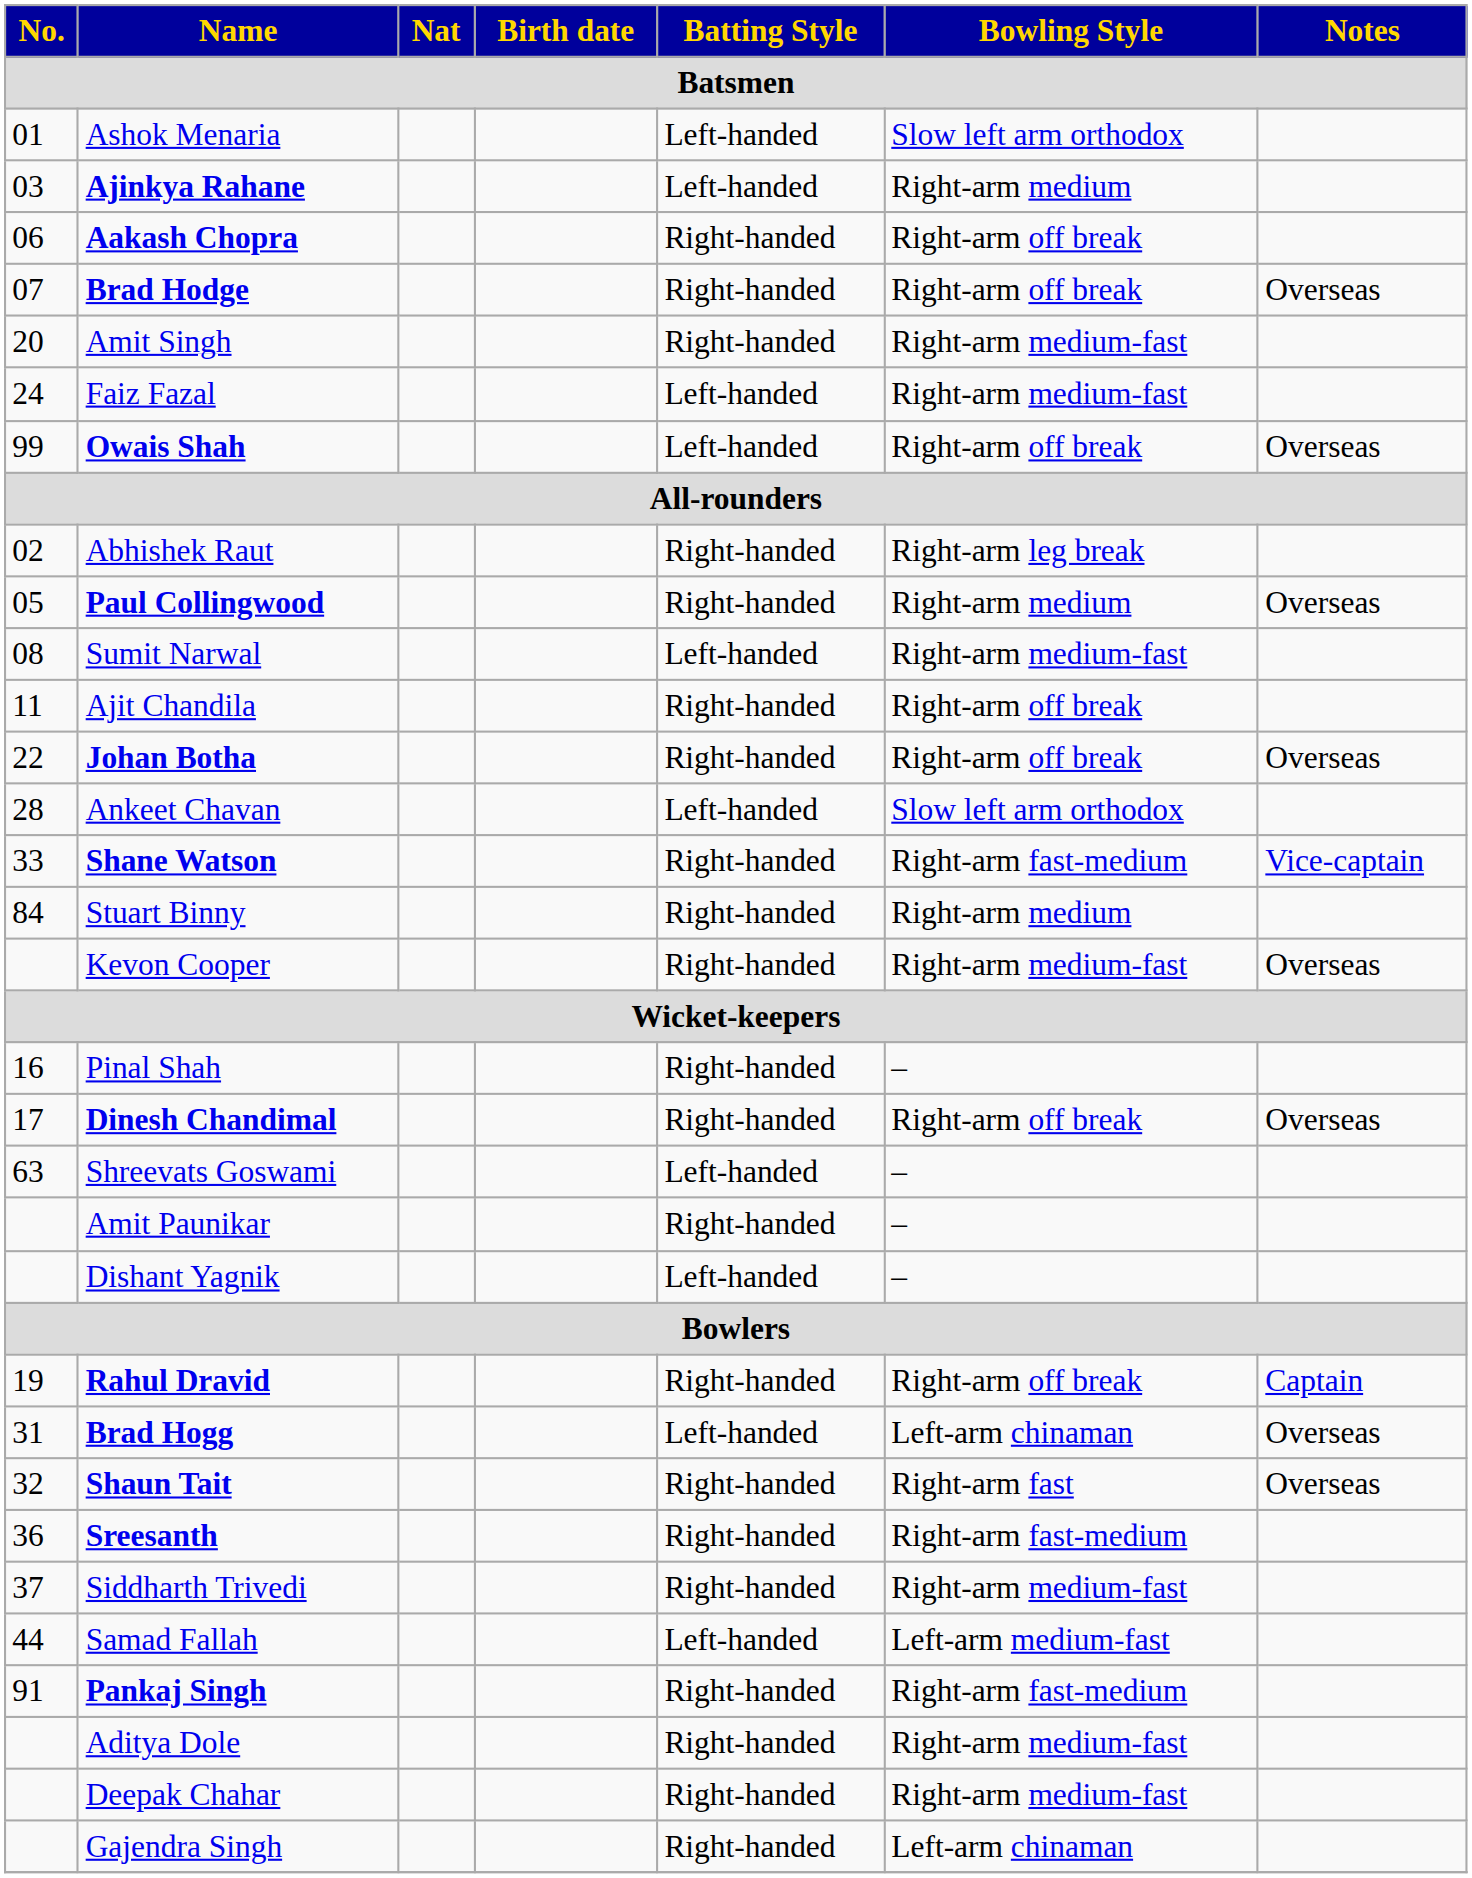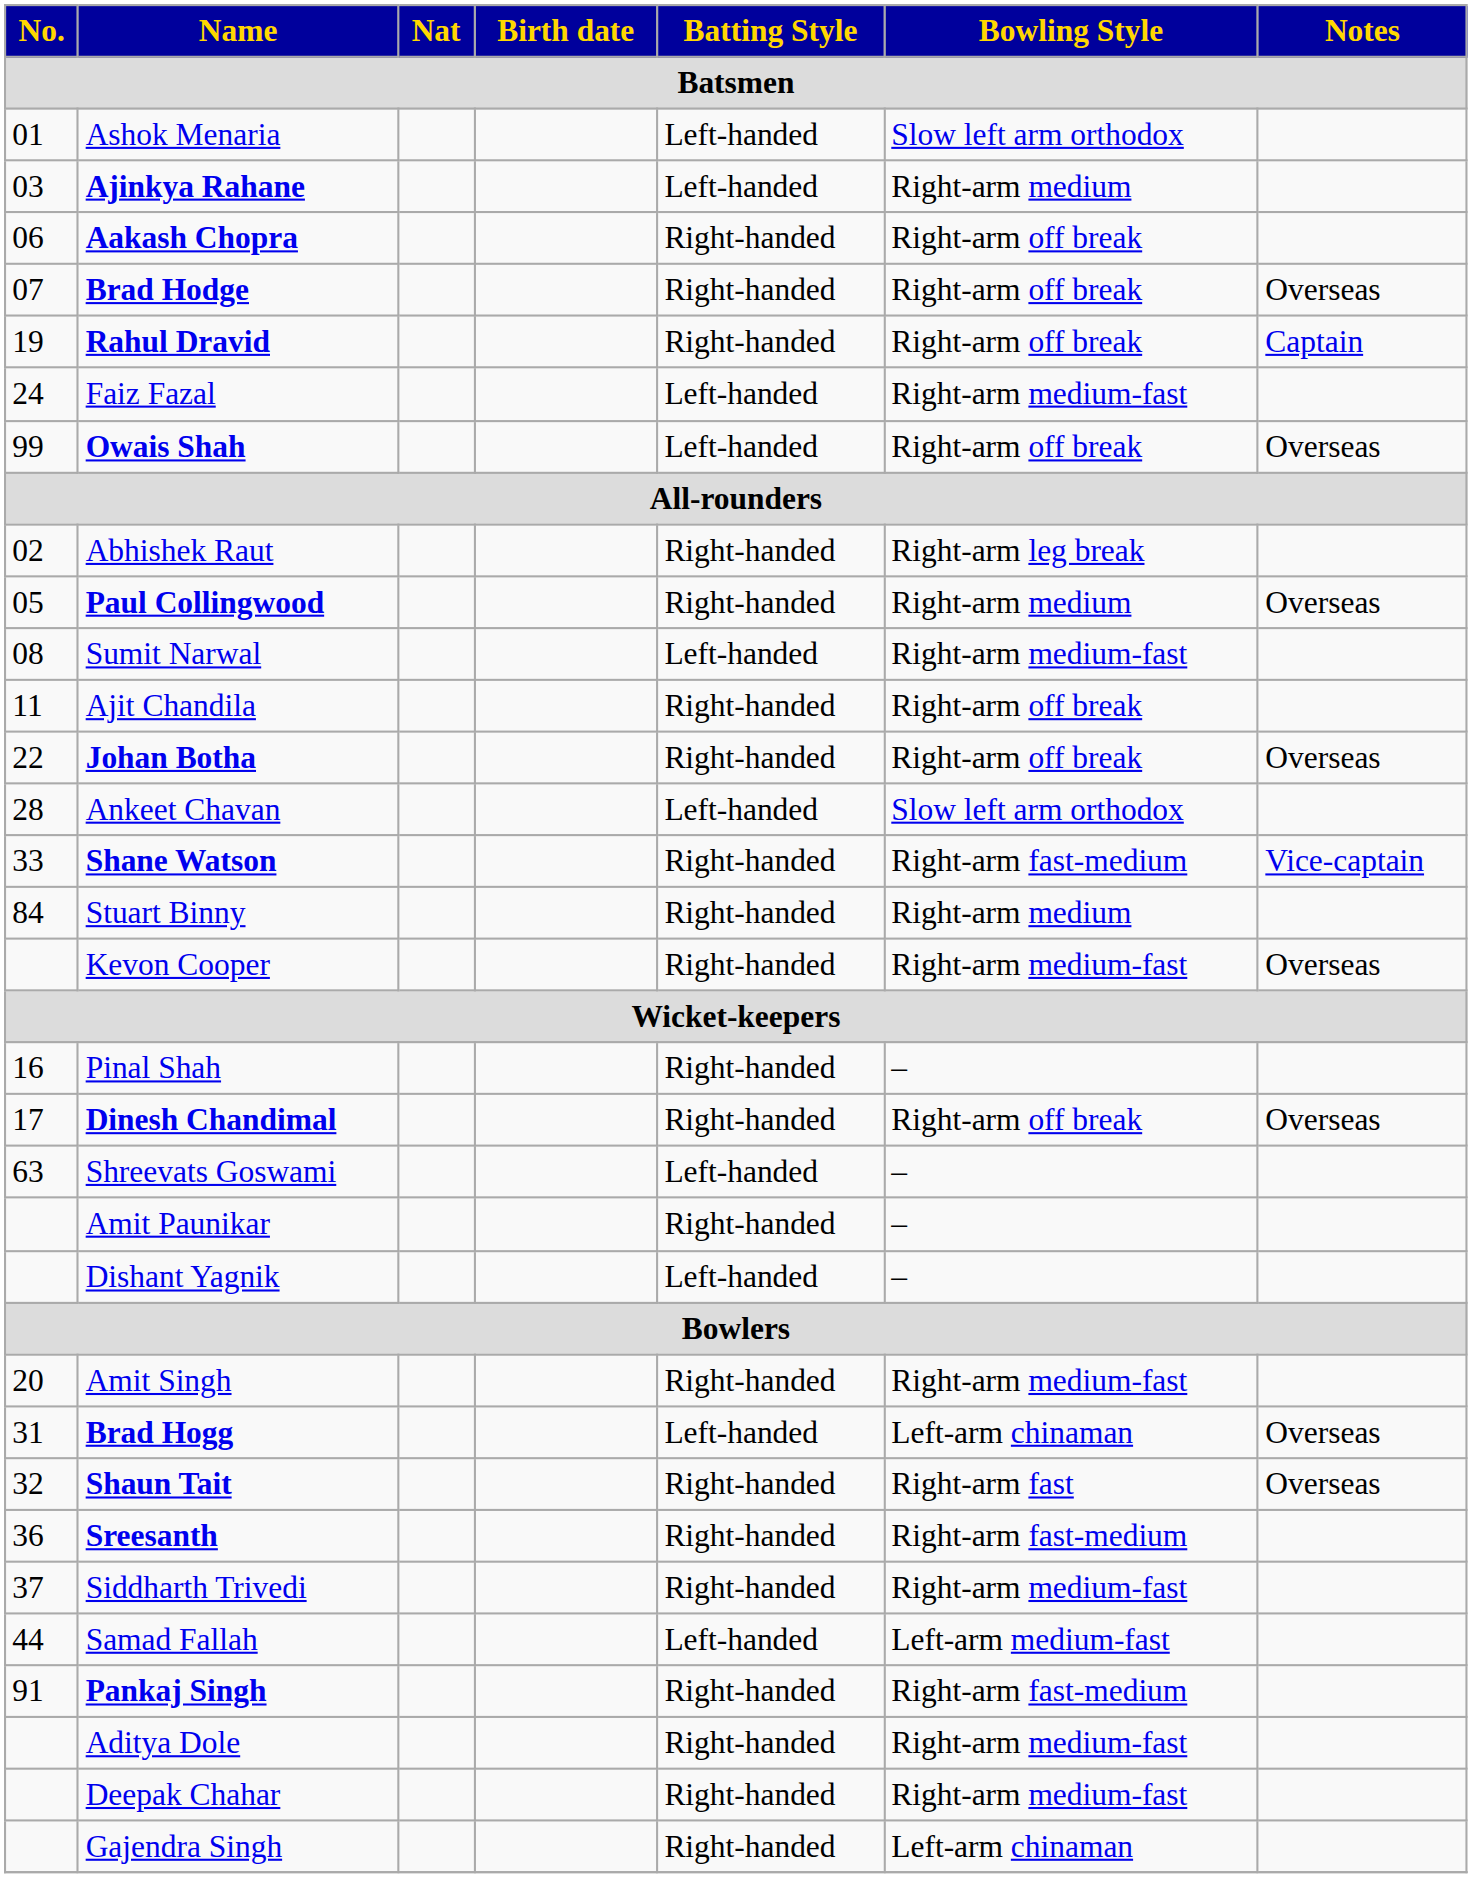rows swapped: (178, 1379) <-> (159, 341)
